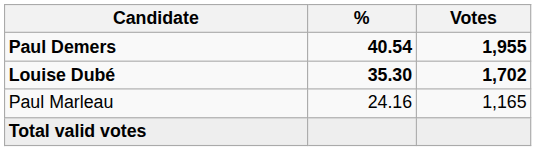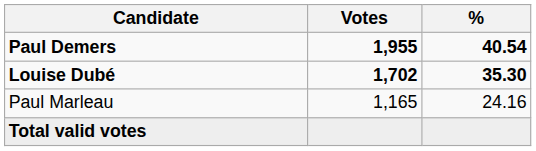columns swapped: (473, 18) <-> (362, 18)
